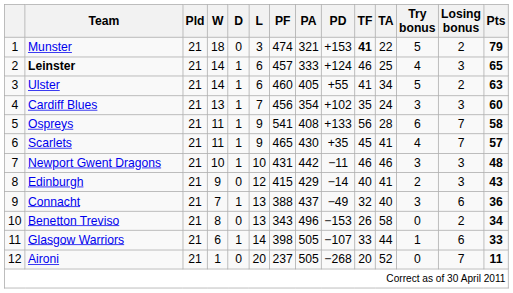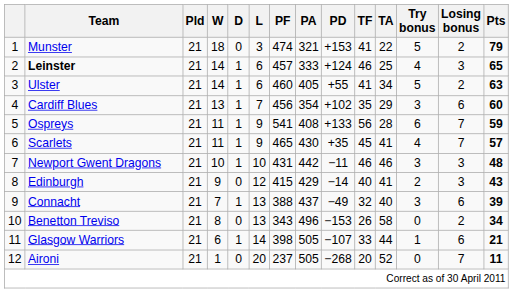(365, 47) bold -> (365, 47) normal
(386, 105) 24 -> (386, 105) 29
(461, 105) 3 -> (461, 105) 6
(496, 124) 58 -> (496, 124) 59
(496, 201) 36 -> (496, 201) 39
(496, 240) 33 -> (496, 240) 21
